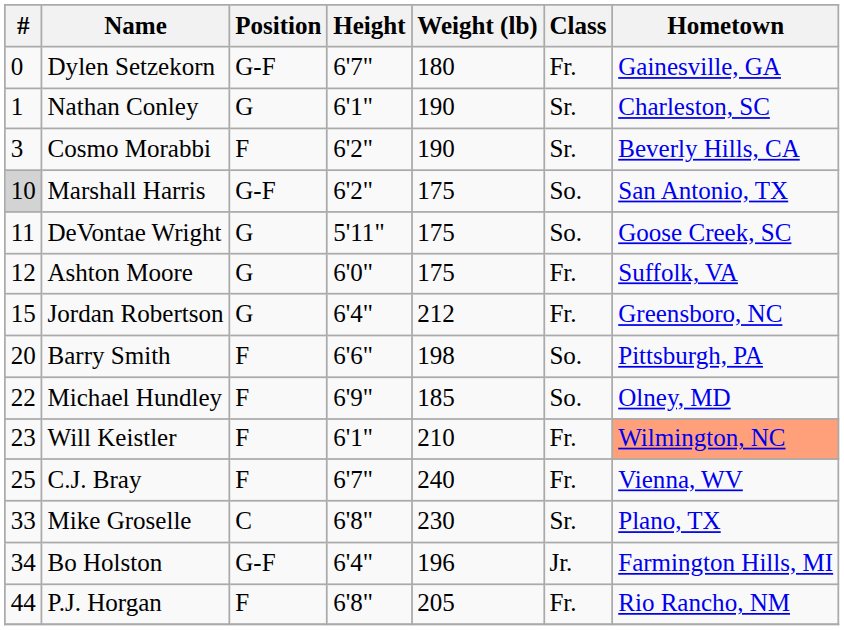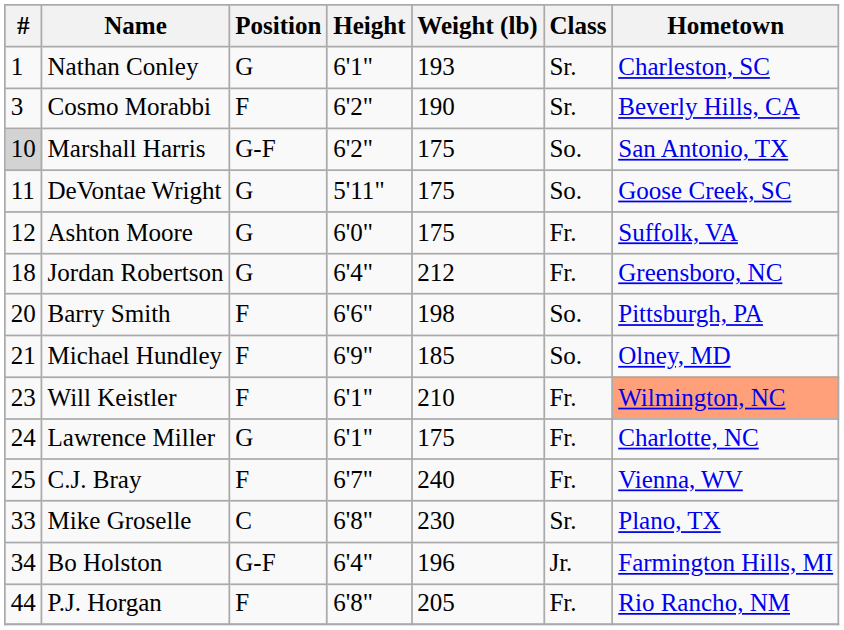- row: (131, 66)
(436, 108) 190 -> (436, 66) 193
(23, 314) 15 -> (23, 273) 18
(23, 397) 22 -> (23, 356) 21
+ row: (131, 438)
